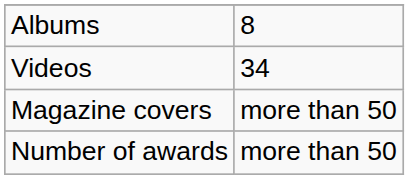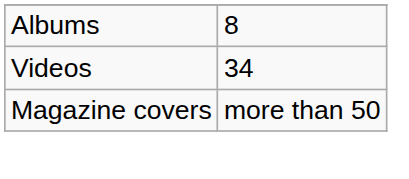- row: (119, 151)
